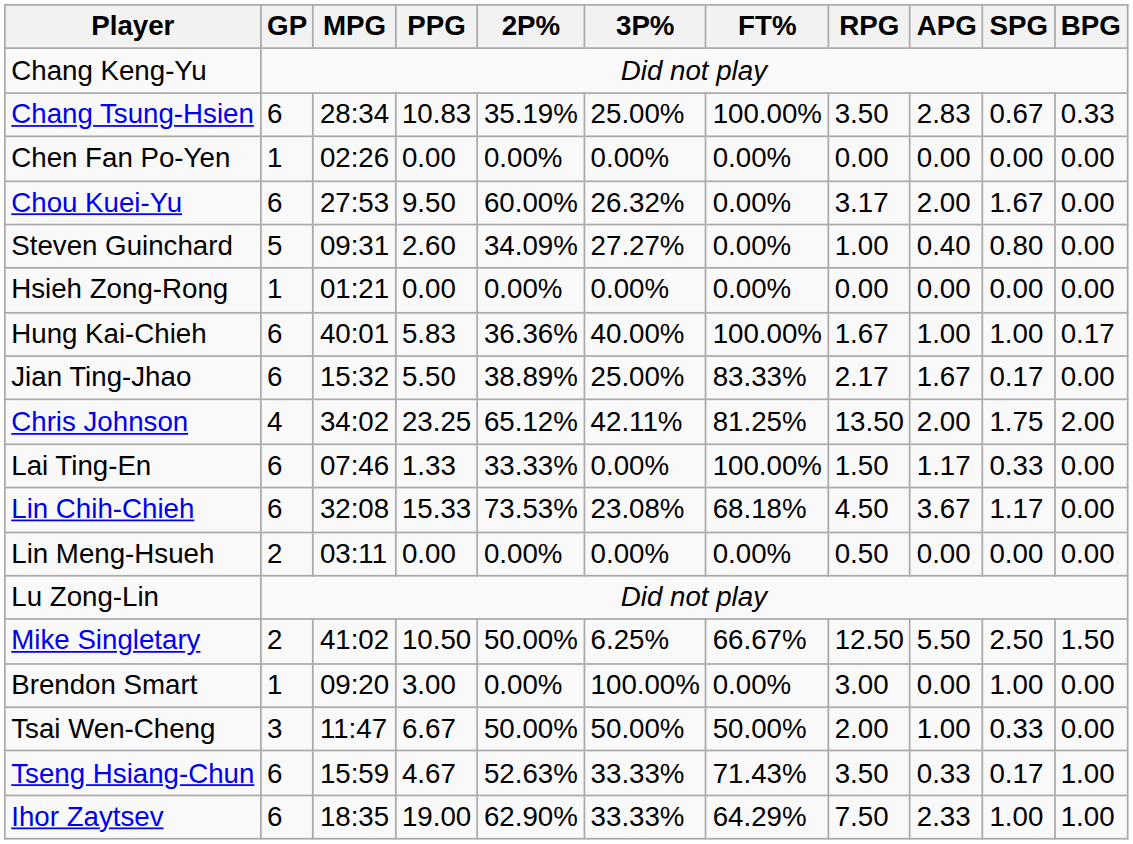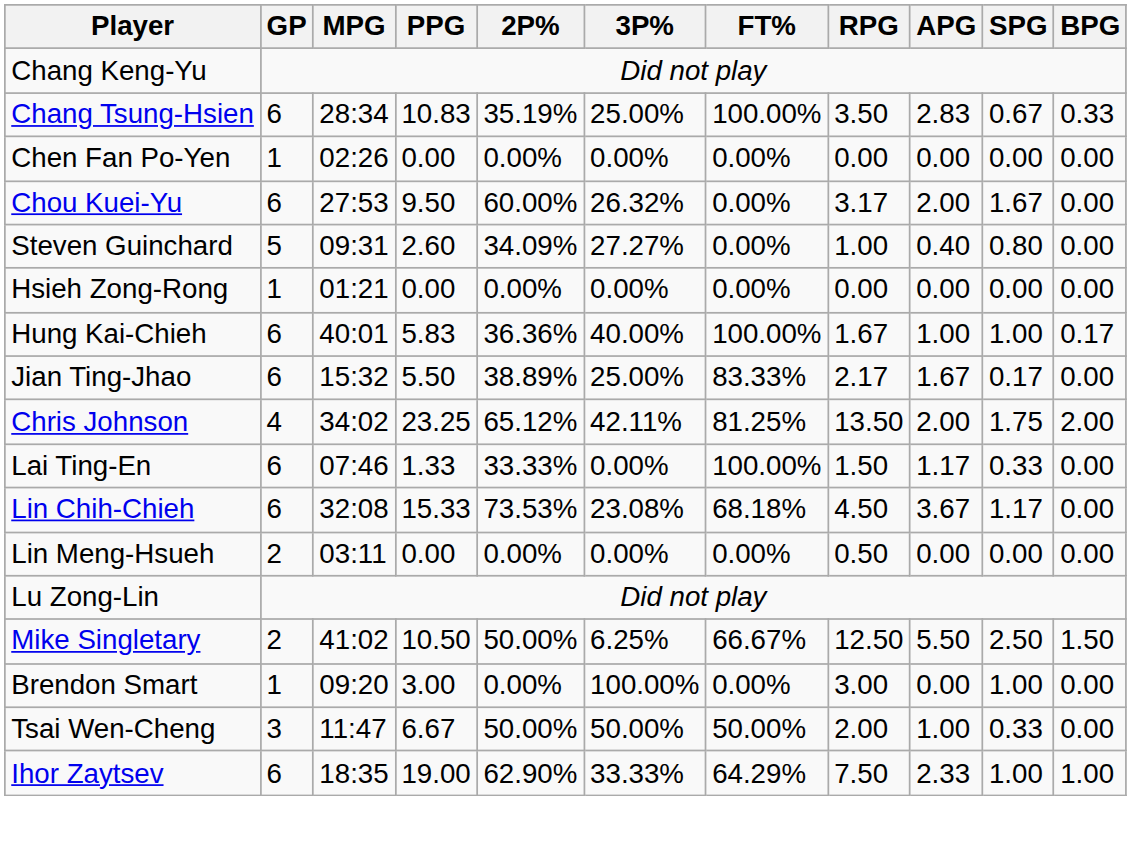- row: (133, 772)
